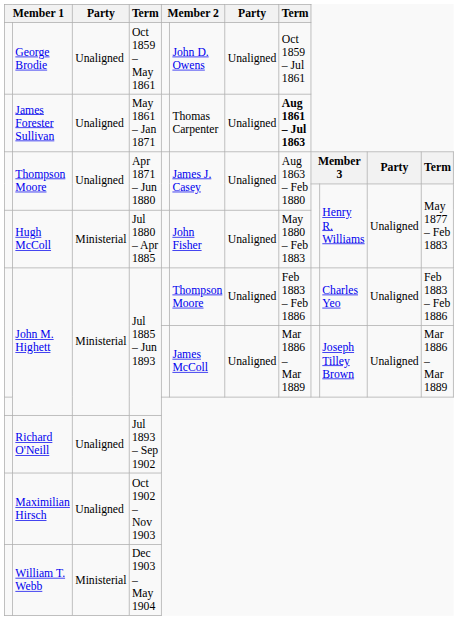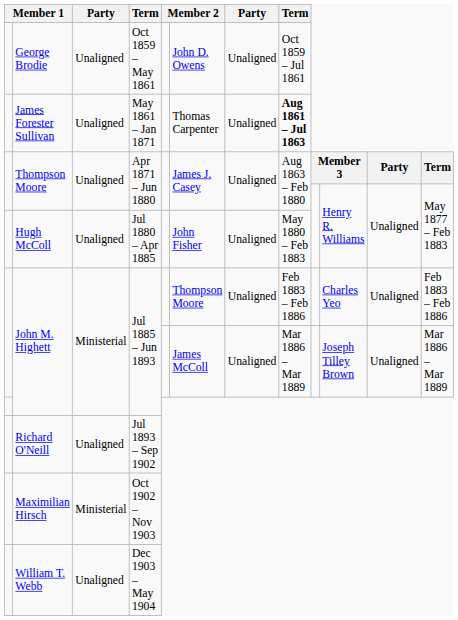(101, 238) Ministerial -> (100, 238) Unaligned
(100, 508) Unaligned -> (101, 508) Ministerial
(101, 580) Ministerial -> (100, 580) Unaligned
